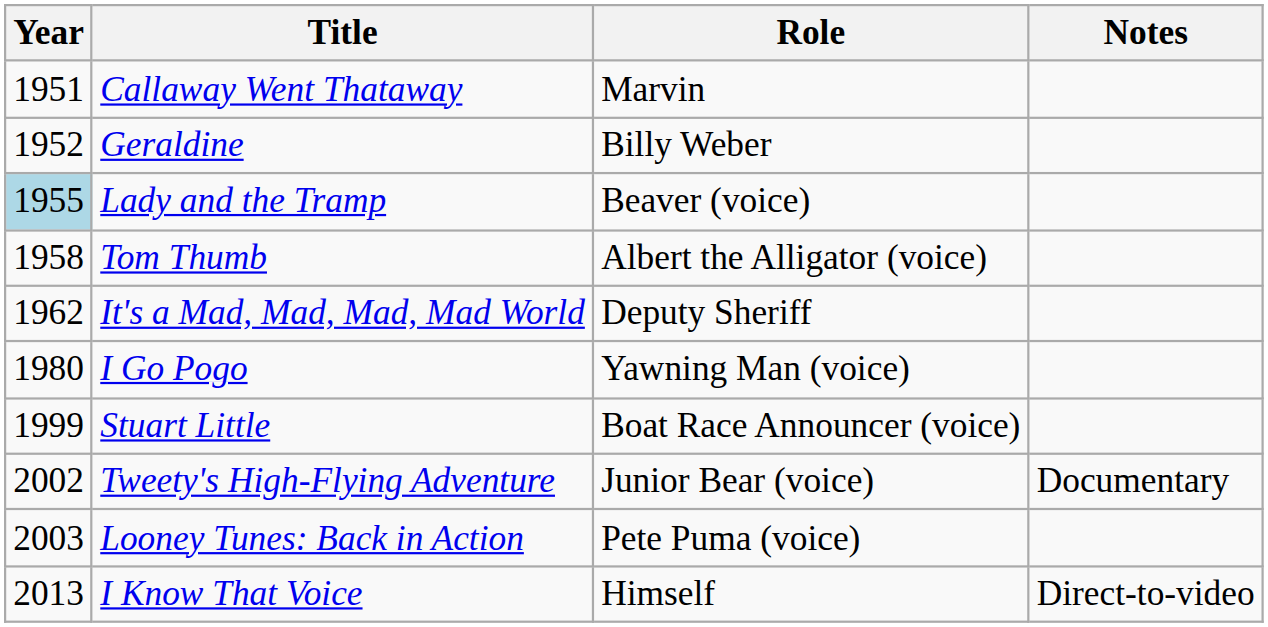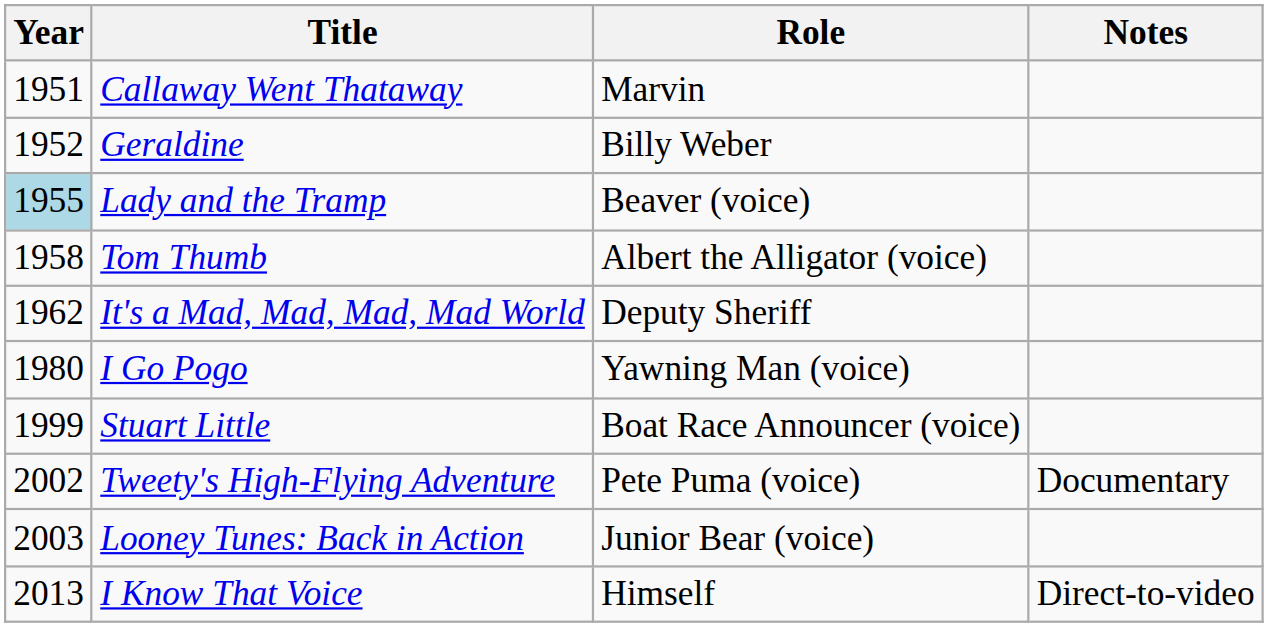(738, 481) Junior Bear (voice) -> (731, 481) Pete Puma (voice)
(731, 537) Pete Puma (voice) -> (738, 537) Junior Bear (voice)
